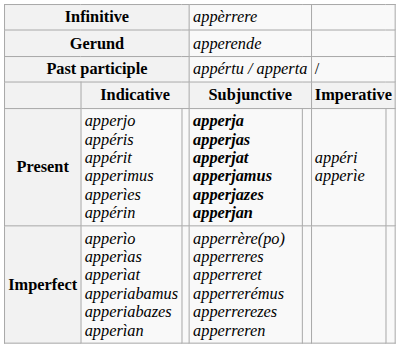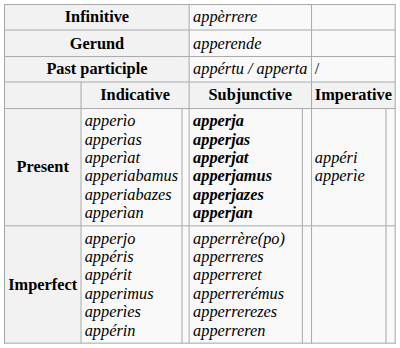(119, 166) apperjo appéris appérit apperimus apperìes appérin -> (131, 166) apperìo apperìas apperìat apperiabamus apperiabazes apperìan
(131, 284) apperìo apperìas apperìat apperiabamus apperiabazes apperìan -> (119, 284) apperjo appéris appérit apperimus apperìes appérin
